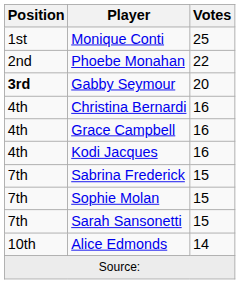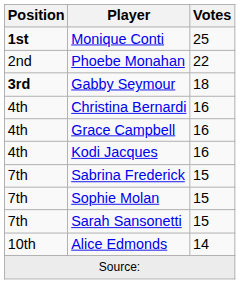(17, 38) normal -> (18, 38) bold
(201, 84) 20 -> (201, 84) 18
